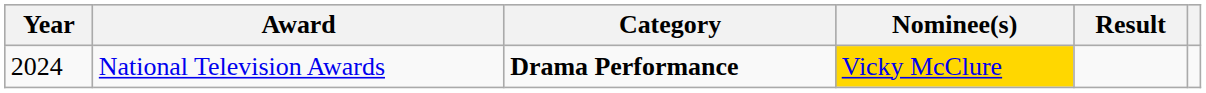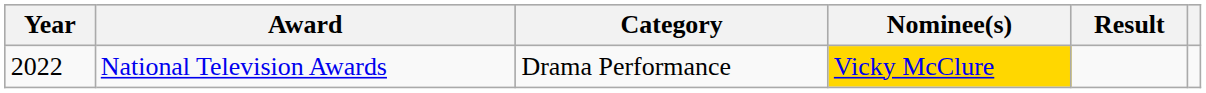(37, 66) 2024 -> (37, 66) 2022
(624, 66) bold -> (626, 66) normal
